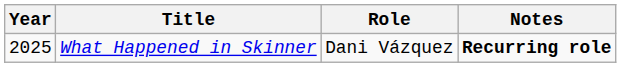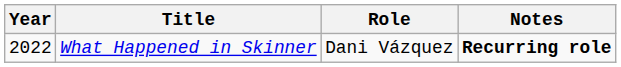(30, 48) 2025 -> (30, 48) 2022
